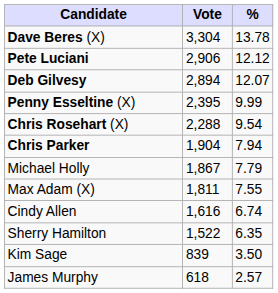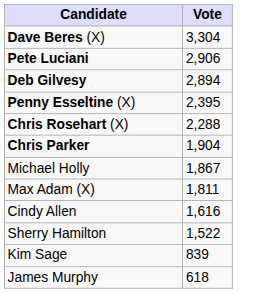- column: (253, 15)
